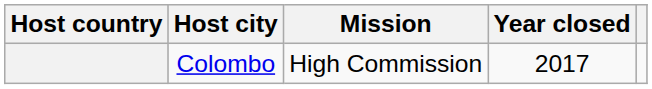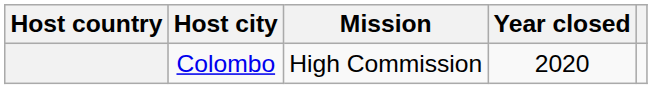(562, 63) 2017 -> (562, 63) 2020
